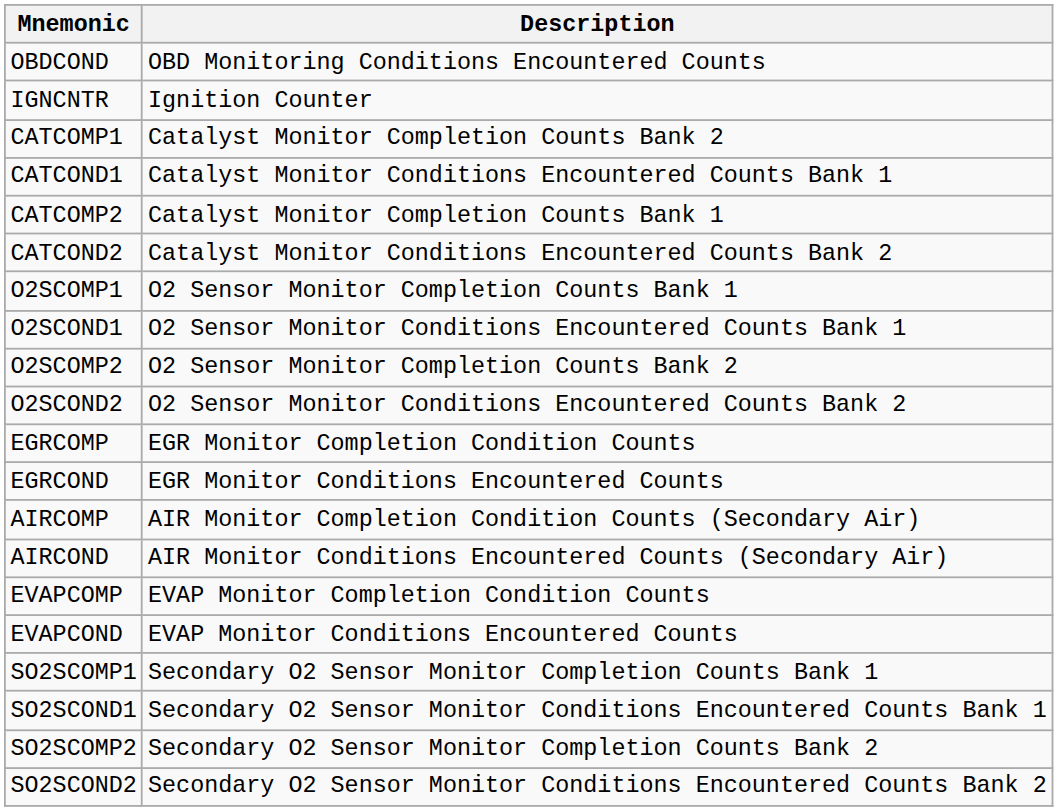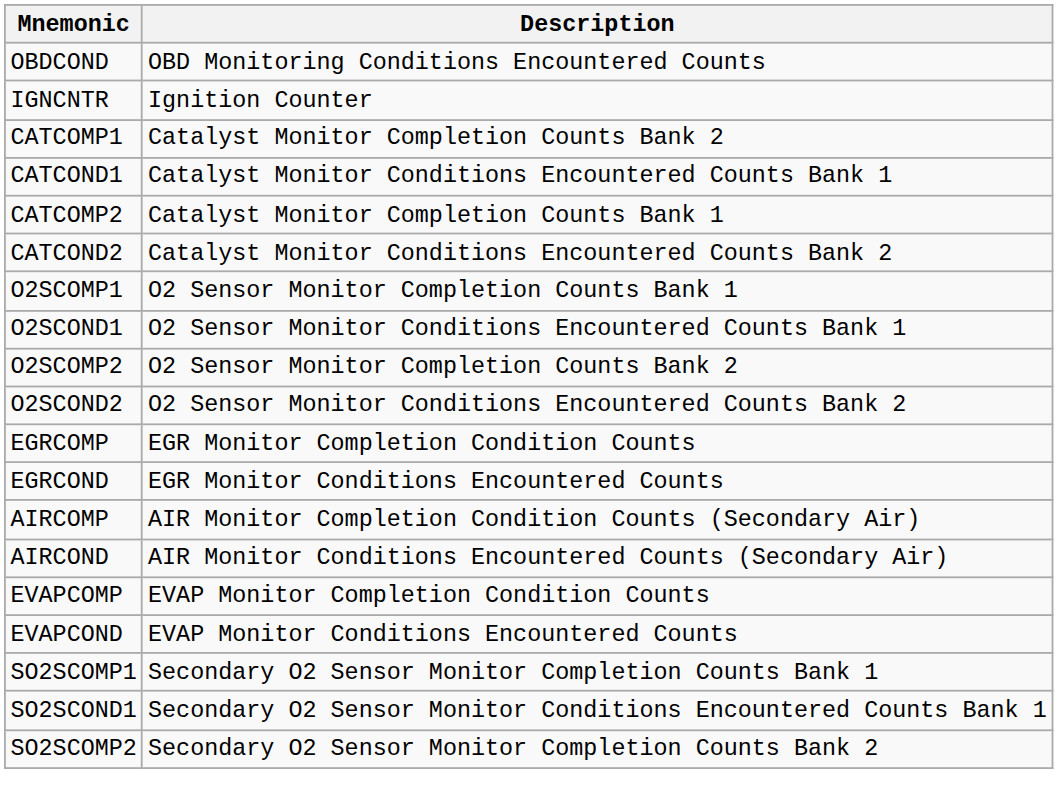- row: (74, 787)
